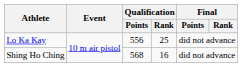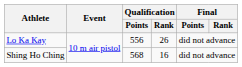(164, 40) 25 -> (164, 40) 26
